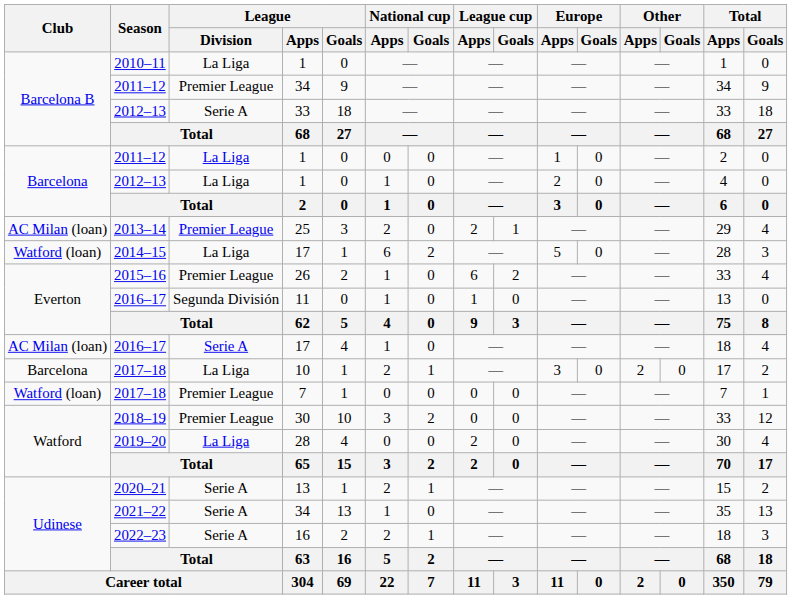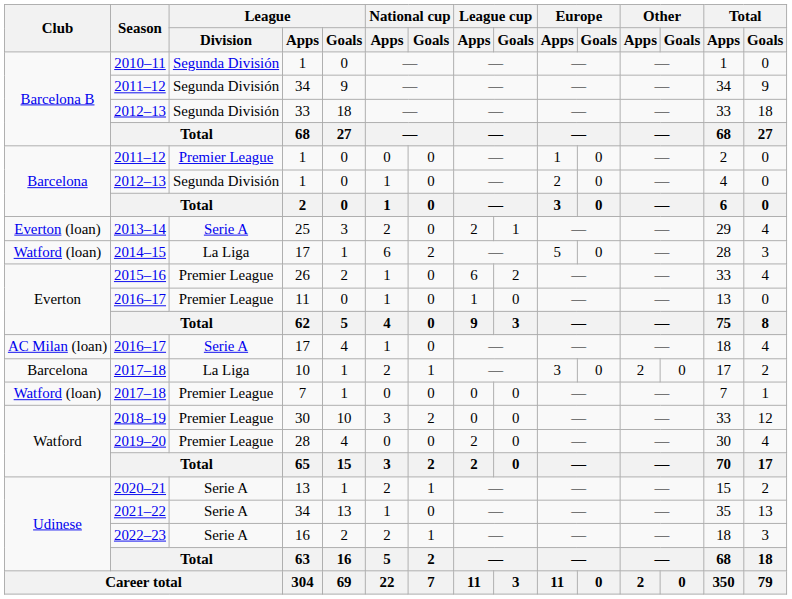(226, 63) La Liga -> (226, 63) Segunda División
(226, 87) Premier League -> (226, 87) Segunda División
(226, 110) Serie A -> (226, 110) Segunda División
(226, 157) La Liga -> (226, 157) Premier League
(226, 181) La Liga -> (226, 181) Segunda División
(57, 228) AC Milan (loan) -> (57, 228) Everton (loan)
(226, 228) Premier League -> (226, 228) Serie A
(226, 299) Segunda División -> (226, 299) Premier League
(226, 441) La Liga -> (226, 441) Premier League
